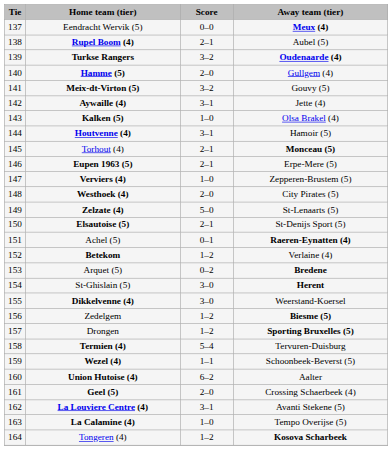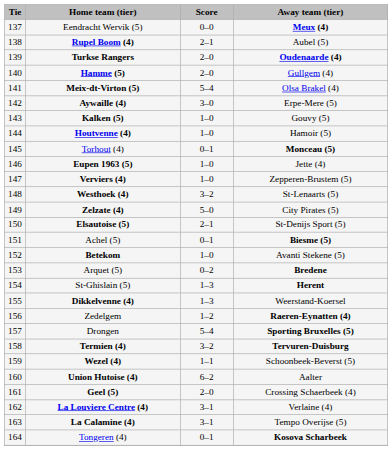(207, 58) 3–2 -> (207, 58) 2–0
(207, 88) 3–2 -> (207, 88) 5–4
(310, 88) Gouvy (5) -> (310, 88) Olsa Brakel (4)
(207, 103) 3–1 -> (207, 103) 3–0
(310, 103) Jette (4) -> (310, 103) Erpe-Mere (5)
(310, 118) Olsa Brakel (4) -> (310, 118) Gouvy (5)
(207, 134) 3–1 -> (207, 134) 1–0
(207, 149) 2–1 -> (207, 149) 0–1
(207, 164) 2–1 -> (207, 164) 1–0
(310, 164) Erpe-Mere (5) -> (310, 164) Jette (4)
(207, 194) 2–0 -> (207, 194) 3–2
(310, 194) City Pirates (5) -> (310, 194) St-Lenaarts (5)
(310, 210) St-Lenaarts (5) -> (310, 210) City Pirates (5)
(310, 240) Raeren-Eynatten (4) -> (310, 240) Biesme (5)
(207, 255) 1–2 -> (207, 255) 1–0
(310, 255) Verlaine (4) -> (310, 255) Avanti Stekene (5)
(207, 286) 3–0 -> (207, 286) 1–3
(207, 301) 3–0 -> (207, 301) 1–3
(310, 316) Biesme (5) -> (310, 316) Raeren-Eynatten (4)
(207, 331) 1–2 -> (207, 331) 5–4
(207, 346) 5–4 -> (207, 346) 3–2
(310, 346) normal -> (310, 346) bold
(310, 407) Avanti Stekene (5) -> (310, 407) Verlaine (4)
(207, 422) 1–0 -> (207, 422) 3–1
(207, 438) 1–2 -> (207, 438) 0–1
